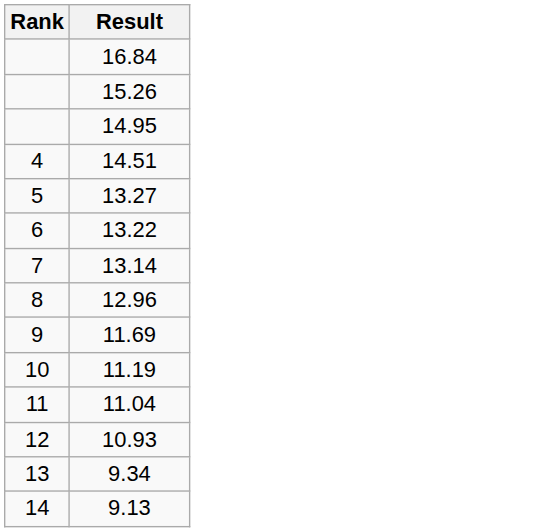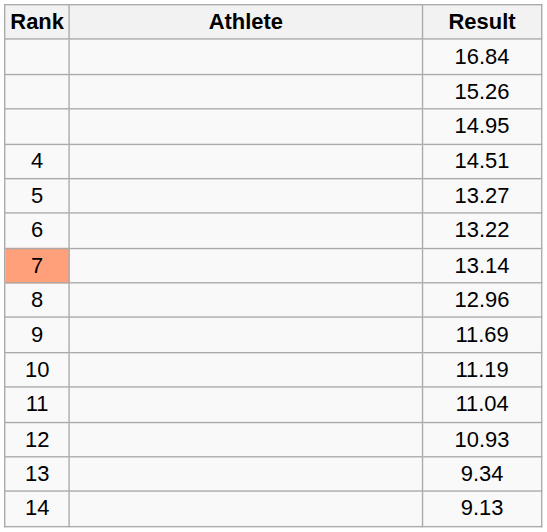+ column: (246, 21)
(37, 265) no background -> (37, 265) lightsalmon background
